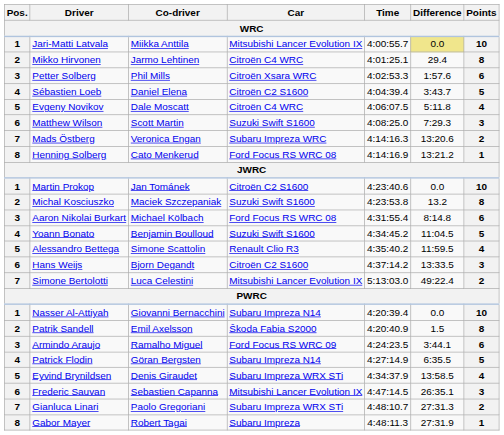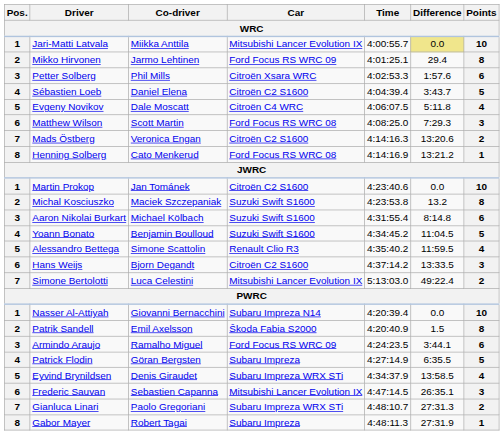(266, 60) Citroën C4 WRC -> (283, 60) Ford Focus RS WRC 09
(272, 123) Suzuki Swift S1600 -> (283, 123) Ford Focus RS WRC 08
(278, 139) Subaru Impreza WRC -> (269, 139) Citroën C2 S1600
(283, 218) Ford Focus RS WRC 08 -> (272, 218) Suzuki Swift S1600
(275, 360) Subaru Impreza N14 -> (265, 360) Subaru Impreza
